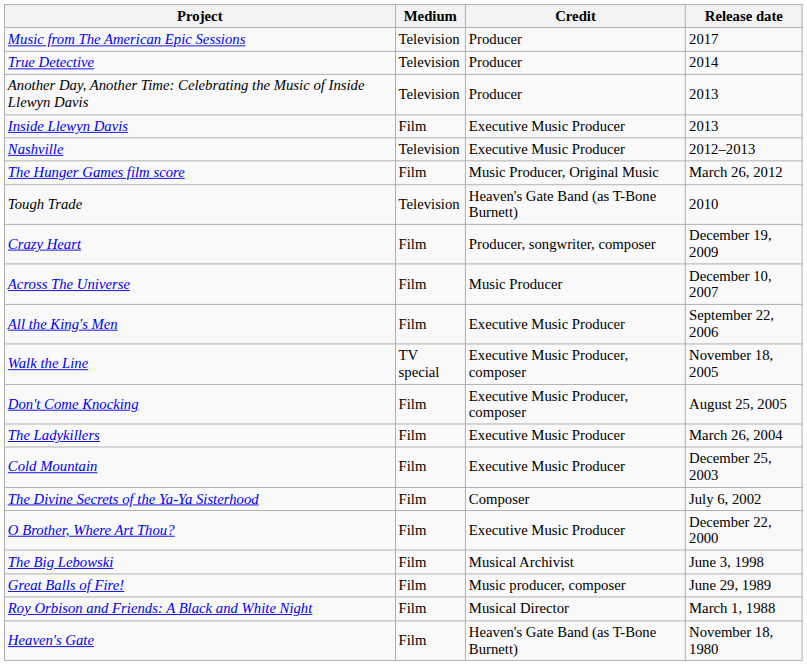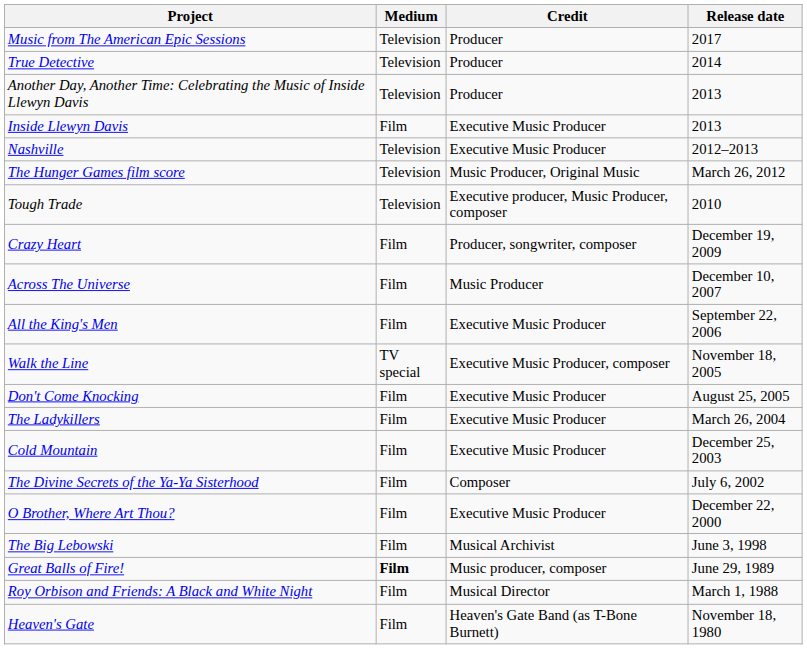(412, 172) Film -> (410, 172) Television
(563, 204) Heaven's Gate Band (as T-Bone Burnett) -> (559, 204) Executive producer, Music Producer, composer
(548, 403) Executive Music Producer, composer -> (528, 395) Executive Music Producer
(412, 585) normal -> (394, 568) bold
